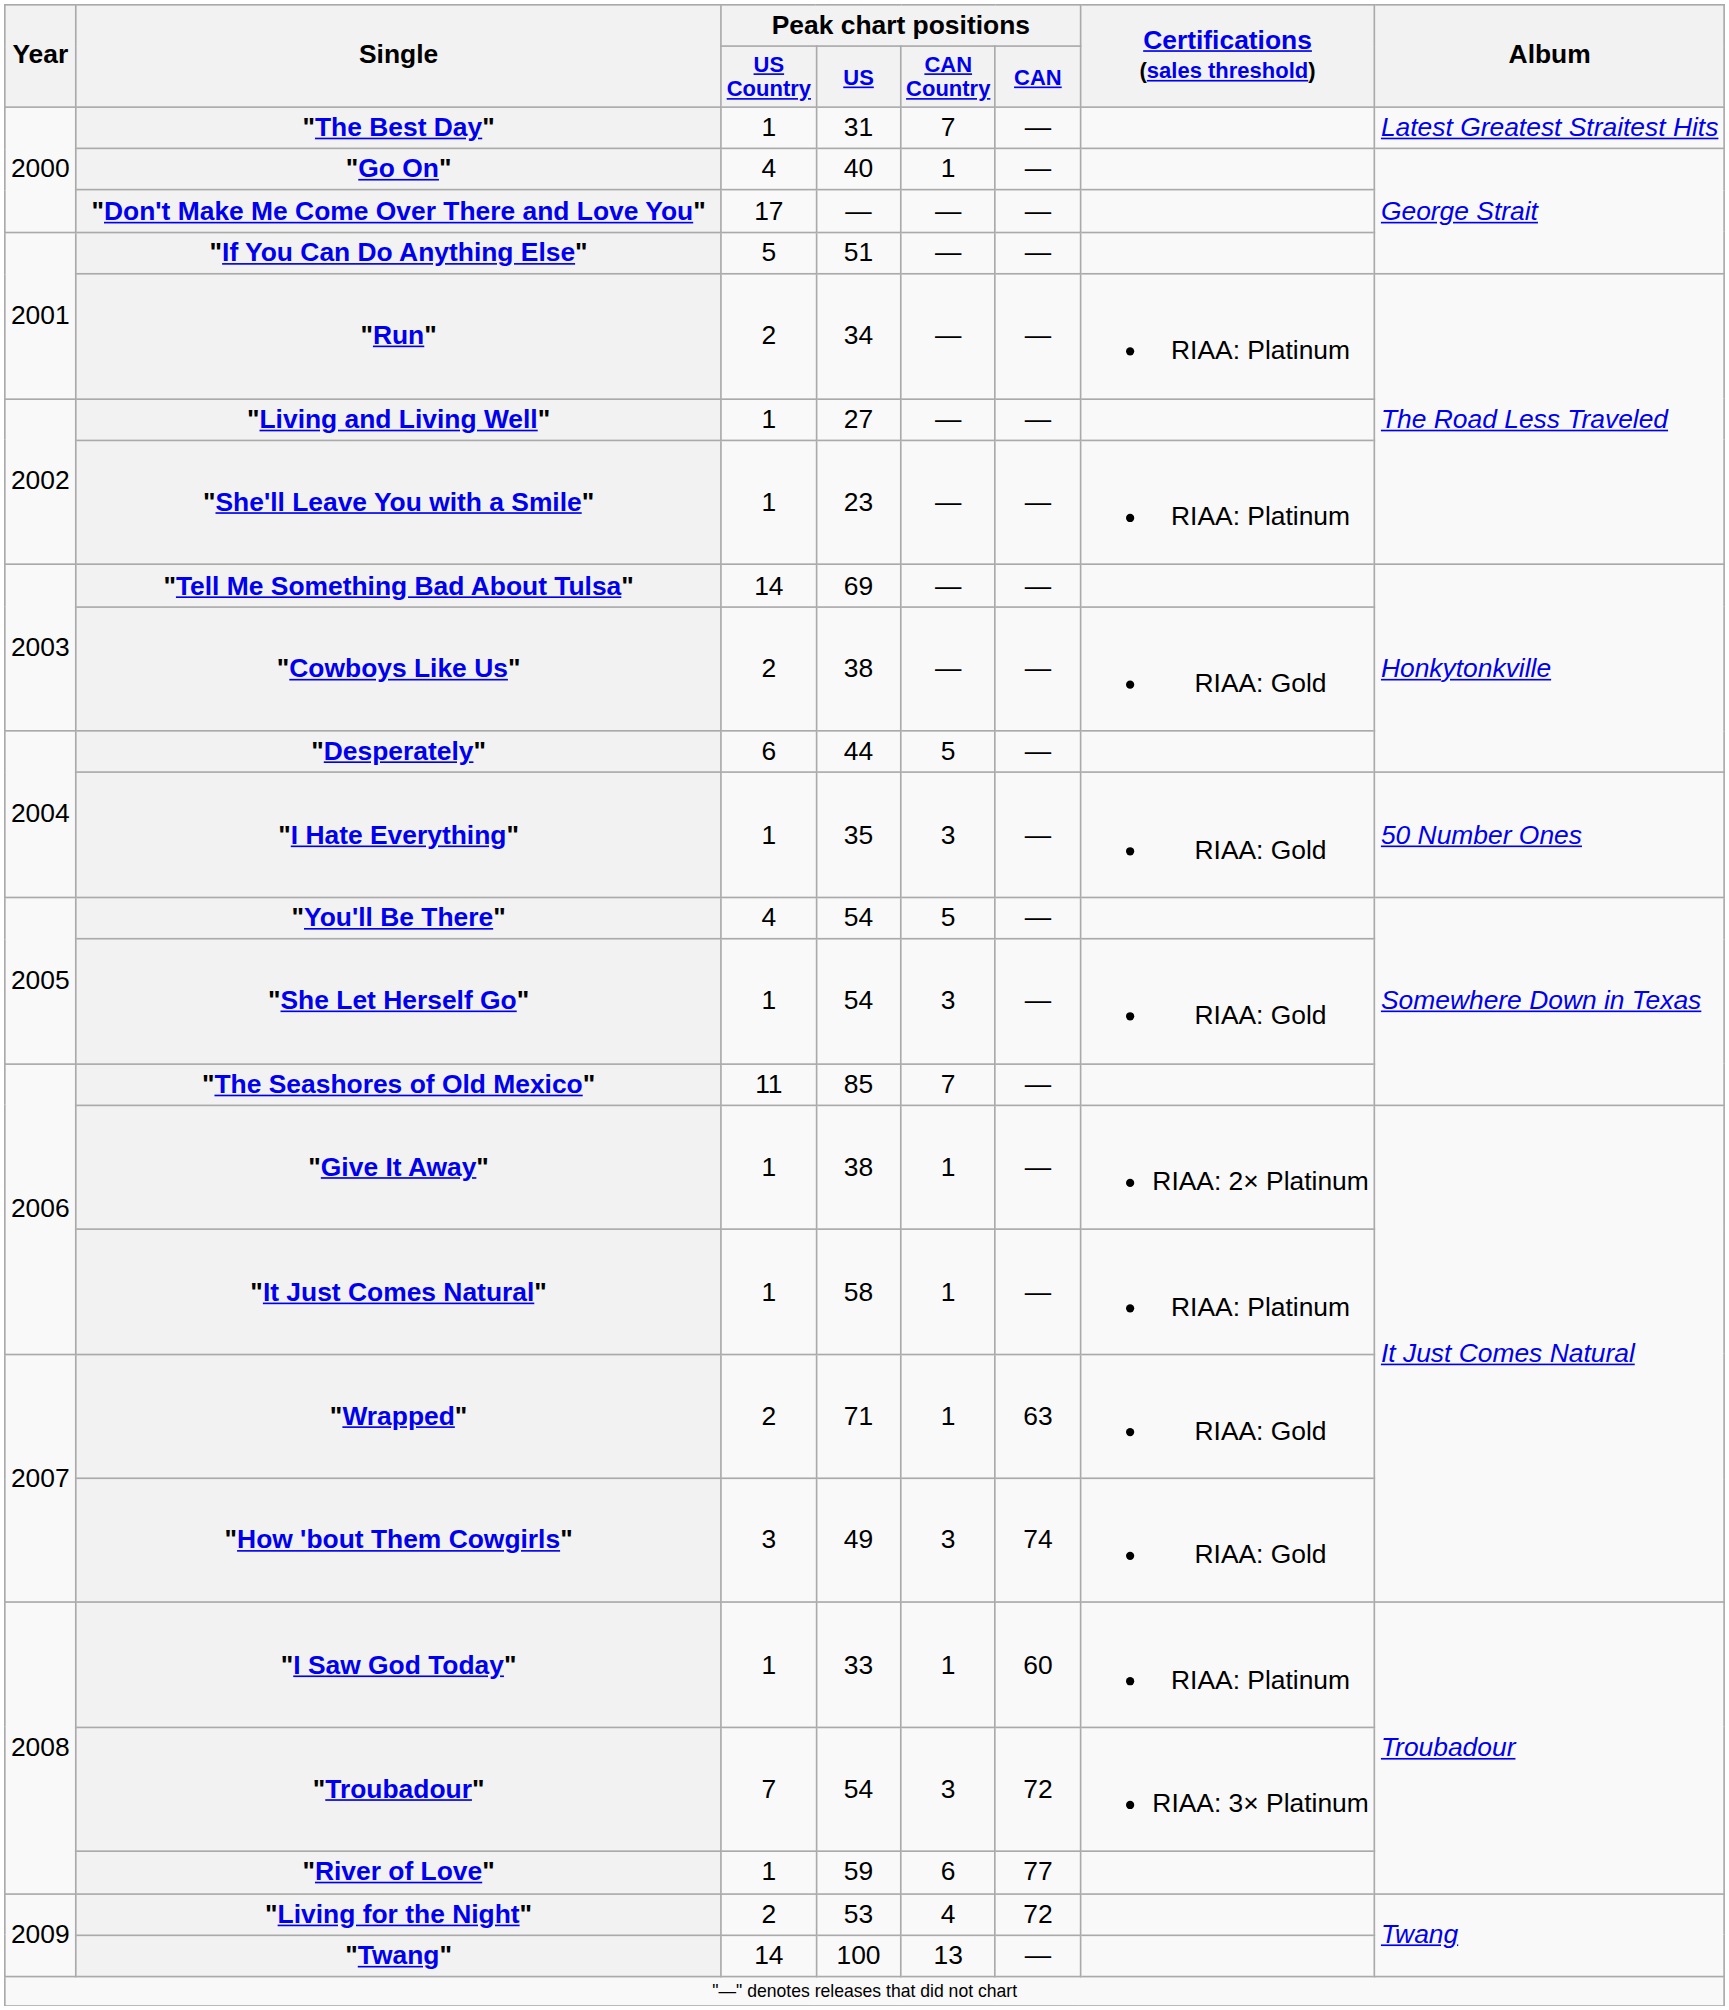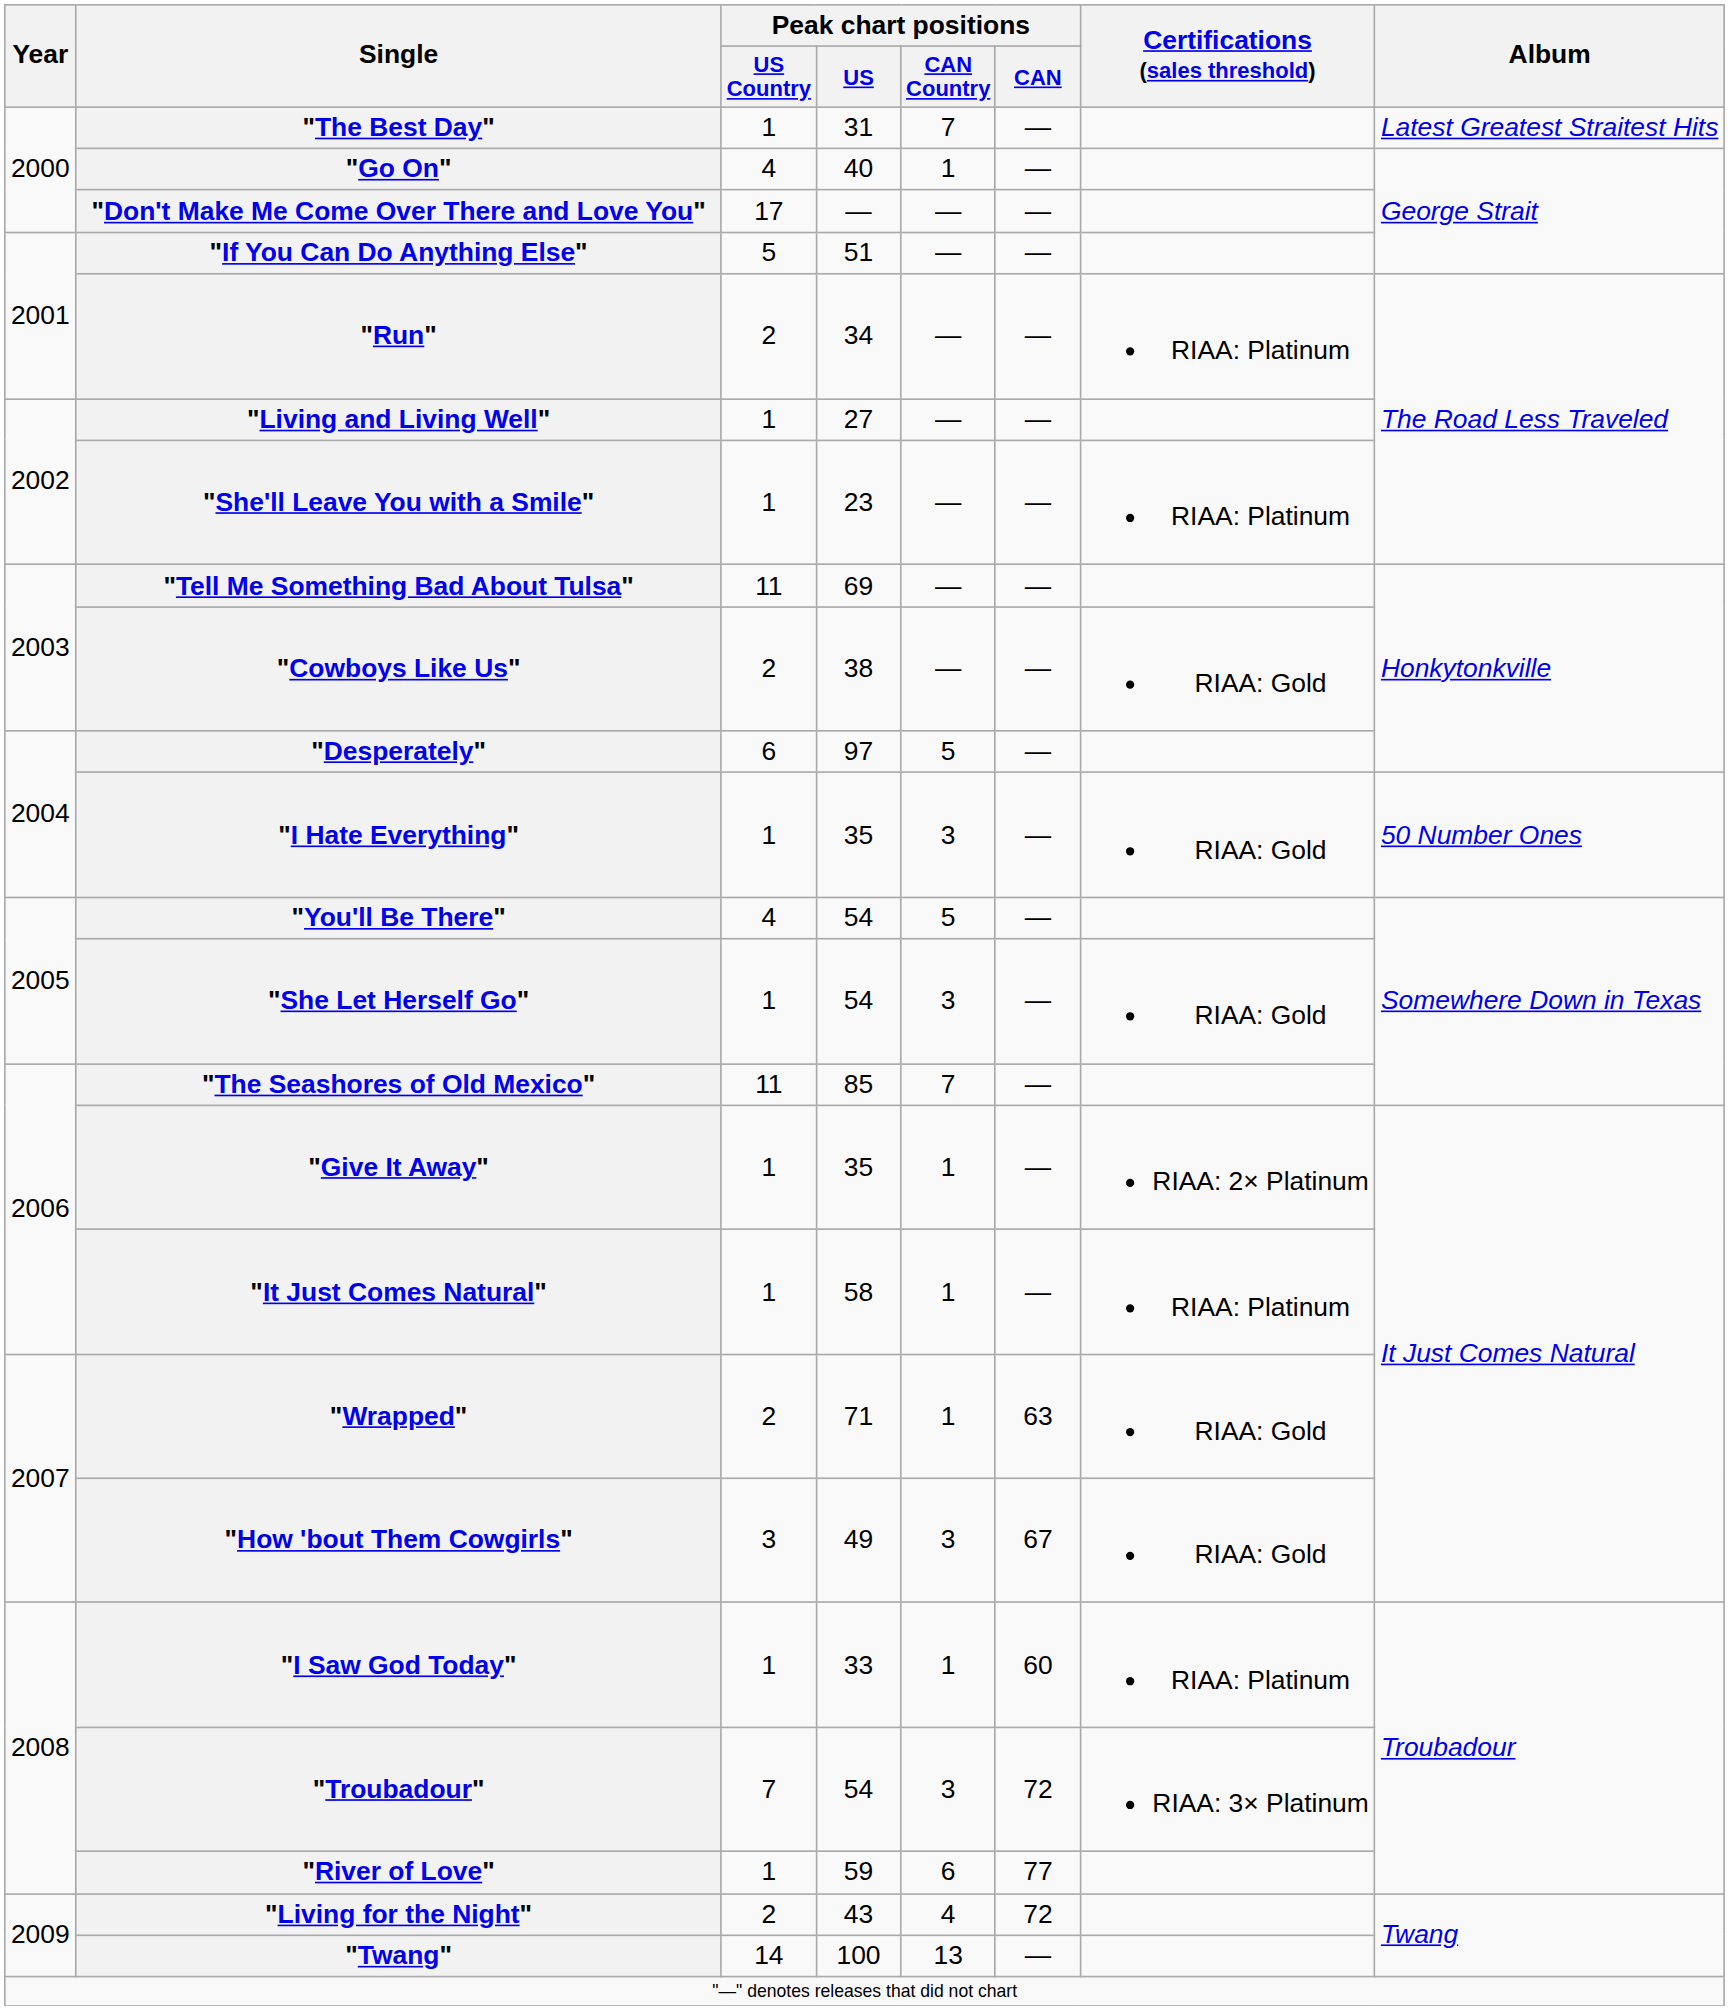(769, 585) 14 -> (769, 585) 11
(859, 751) 44 -> (859, 751) 97
(859, 1167) 38 -> (859, 1167) 35
(1038, 1540) 74 -> (1038, 1540) 67
(859, 1913) 53 -> (859, 1913) 43
